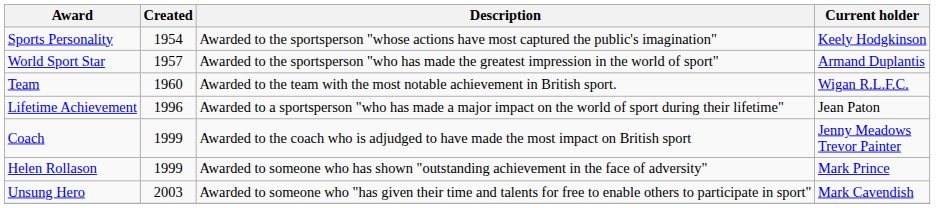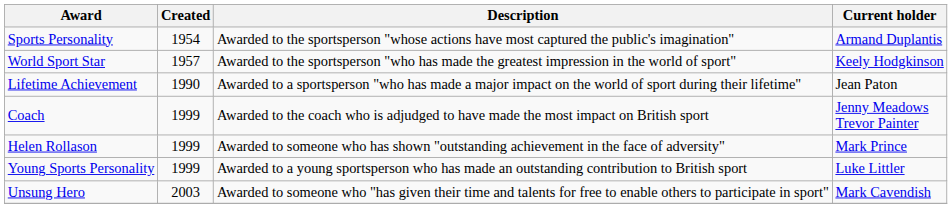(872, 38) Keely Hodgkinson -> (889, 38) Armand Duplantis
(871, 61) Armand Duplantis -> (890, 61) Keely Hodgkinson
- row: (24, 84)
(168, 107) 1996 -> (186, 84) 1990
+ row: (81, 169)
